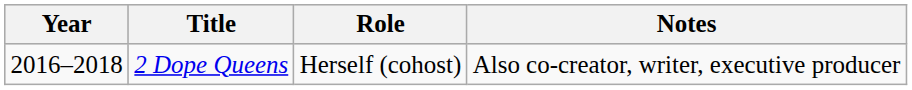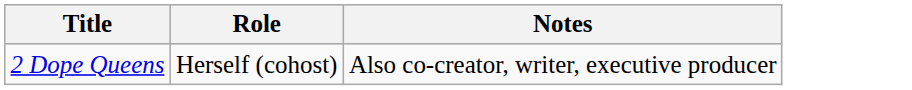- column: (67, 24)
